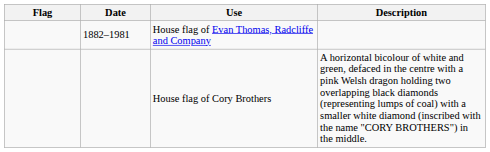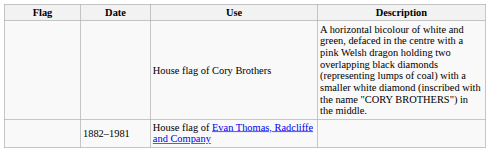rows swapped: (212, 98) <-> (233, 35)
